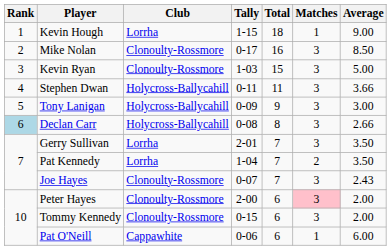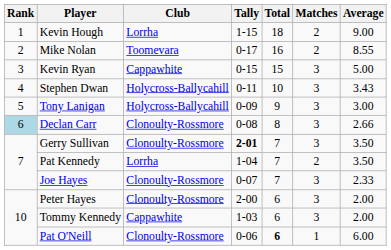(317, 32) 1 -> (317, 32) 2
(175, 50) Clonoulty-Rossmore -> (153, 50) Toomevara
(317, 50) 3 -> (317, 50) 2
(363, 50) 8.50 -> (363, 50) 8.55
(175, 69) Clonoulty-Rossmore -> (154, 69) Cappawhite
(247, 69) 1-03 -> (247, 69) 0-15
(277, 87) 11 -> (277, 87) 10
(363, 87) 3.66 -> (363, 87) 3.43
(178, 124) Holycross-Ballycahill -> (175, 124) Clonoulty-Rossmore
(142, 143) Lorrha -> (175, 143) Clonoulty-Rossmore
(247, 143) normal -> (247, 143) bold
(363, 180) 2.43 -> (363, 180) 2.33
(317, 198) pink background -> (317, 198) no background
(175, 217) Clonoulty-Rossmore -> (154, 217) Cappawhite
(247, 217) 0-15 -> (247, 217) 1-03
(154, 236) Cappawhite -> (175, 236) Clonoulty-Rossmore
(277, 236) normal -> (277, 236) bold
